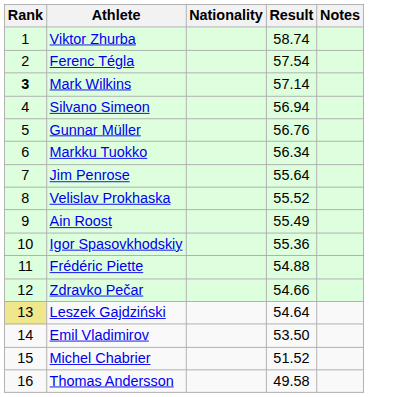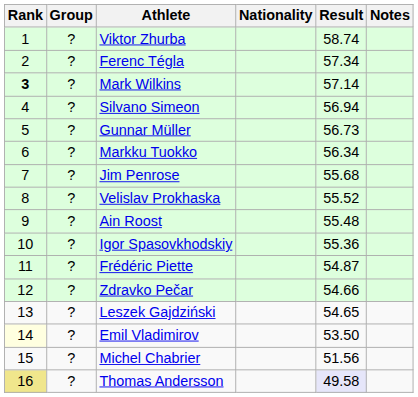+ column: (71, 15)
(291, 61) 57.54 -> (341, 61) 57.34
(291, 130) 56.76 -> (341, 130) 56.73
(291, 175) 55.64 -> (341, 175) 55.68
(291, 221) 55.49 -> (341, 221) 55.48
(291, 267) 54.88 -> (341, 267) 54.87
(25, 312) khaki background -> (25, 312) no background
(291, 312) 54.64 -> (341, 312) 54.65
(25, 335) no background -> (25, 335) lightyellow background
(291, 358) 51.52 -> (341, 358) 51.56
(25, 381) no background -> (25, 381) khaki background
(291, 381) no background -> (341, 381) lavender background
